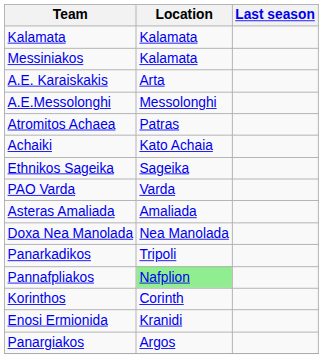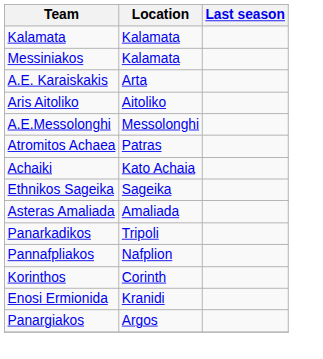+ row: (43, 102)
- row: (41, 189)
- row: (70, 233)
(165, 277) lightgreen background -> (147, 255) no background
